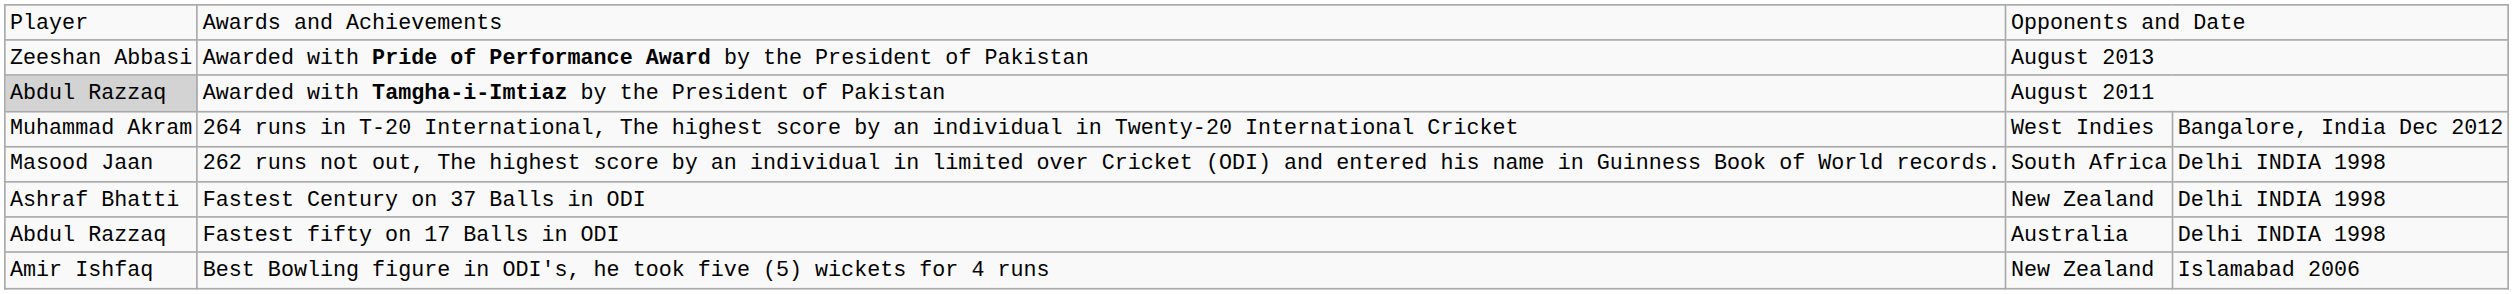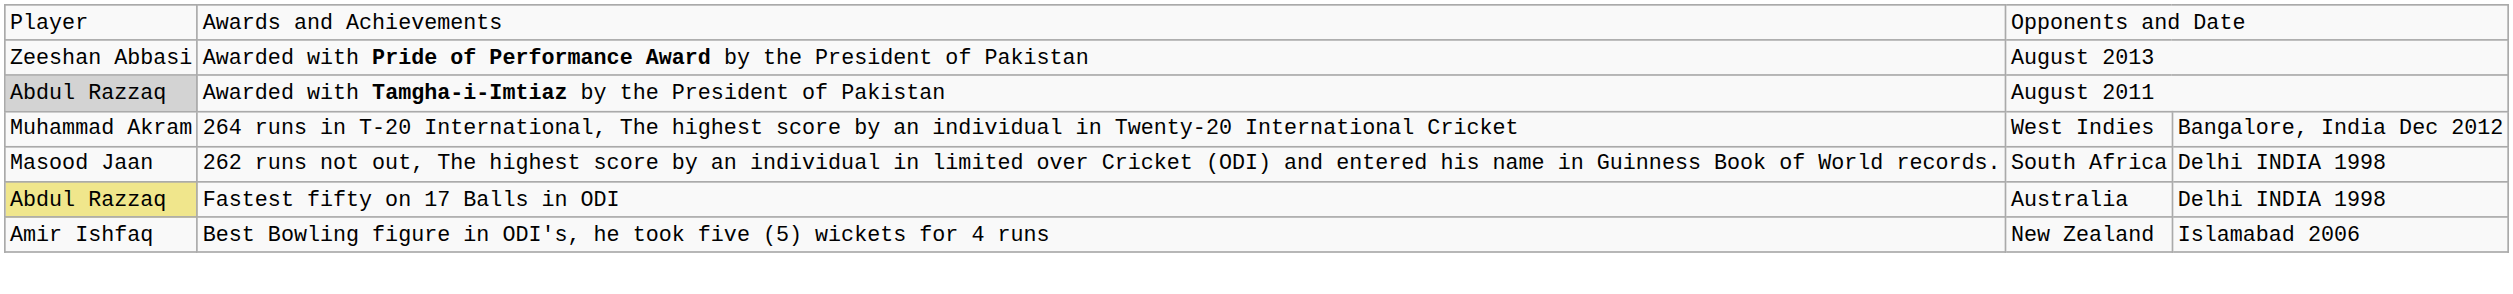- row: (424, 199)
(88, 235) no background -> (88, 199) khaki background
